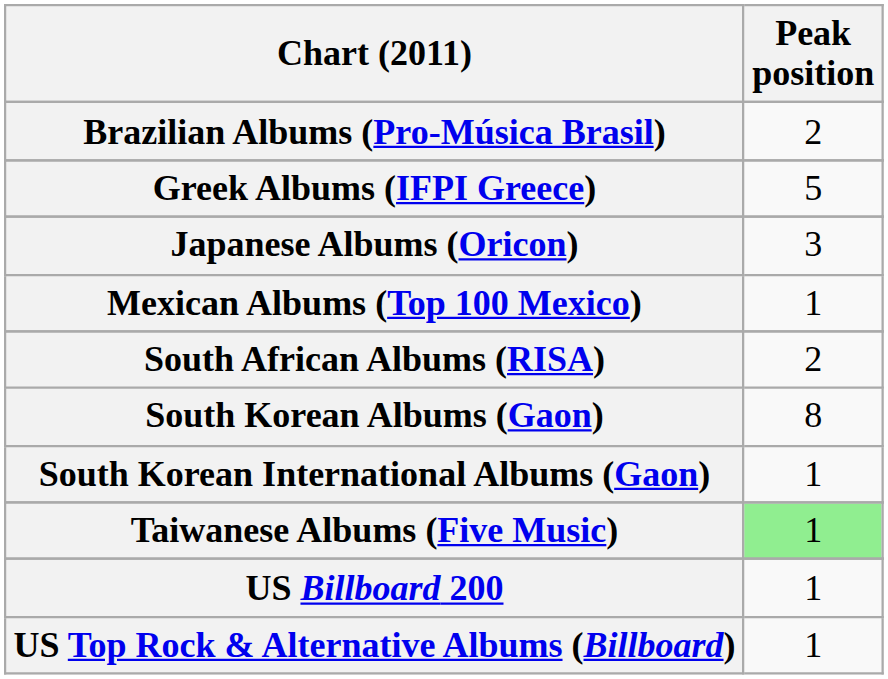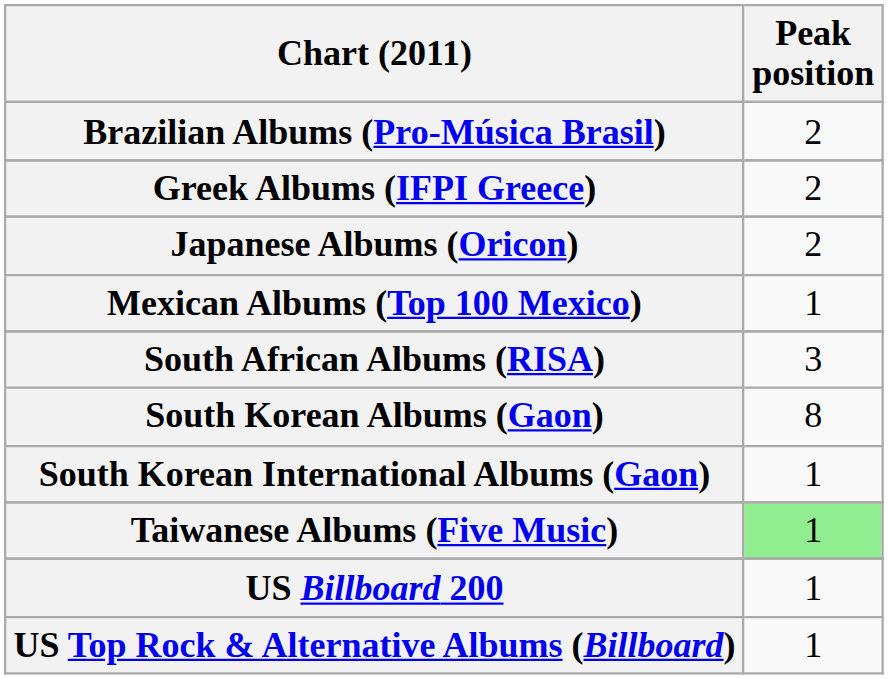(813, 187) 5 -> (813, 187) 2
(813, 244) 3 -> (813, 244) 2
(813, 359) 2 -> (813, 359) 3
